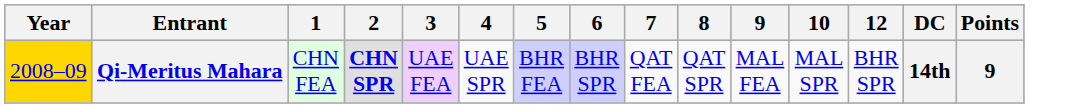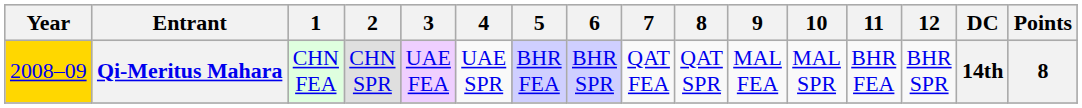+ column: (874, 22)
(374, 71) bold -> (372, 71) normal
(990, 71) 9 -> (1043, 71) 8
